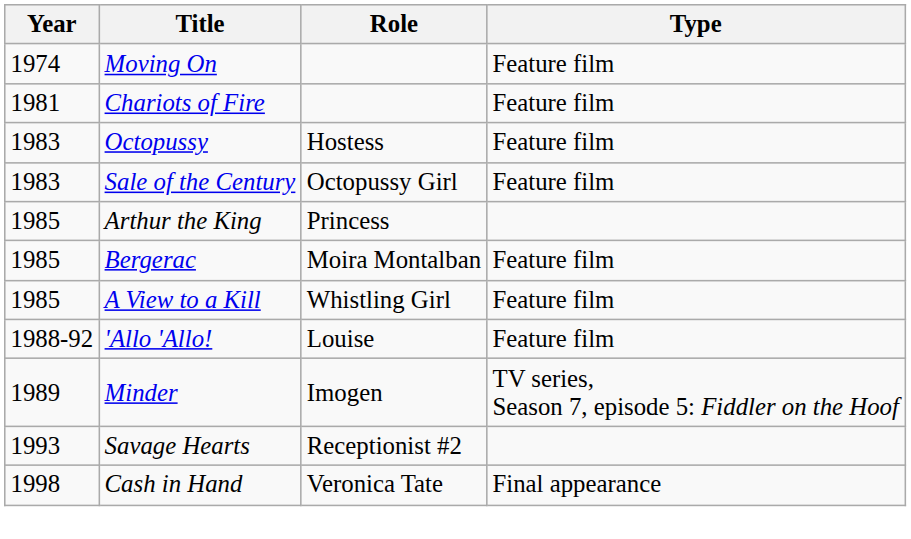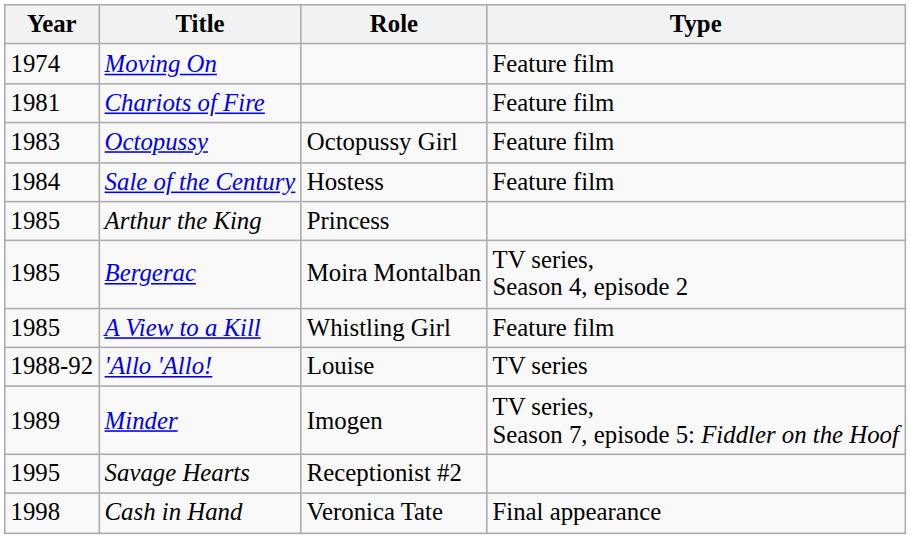(345, 142) Hostess -> (382, 142) Octopussy Girl
(35, 181) 1983 -> (35, 181) 1984
(382, 181) Octopussy Girl -> (345, 181) Hostess
(553, 260) Feature film -> (590, 274) TV series, Season 4, episode 2
(553, 338) Feature film -> (540, 366) TV series
(35, 445) 1993 -> (35, 473) 1995
